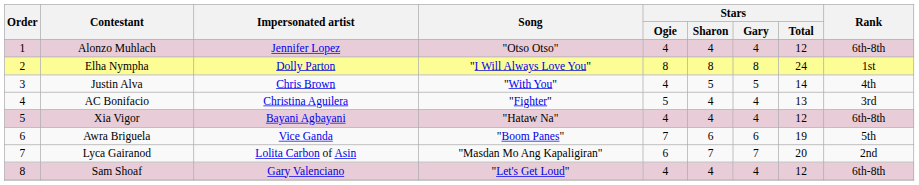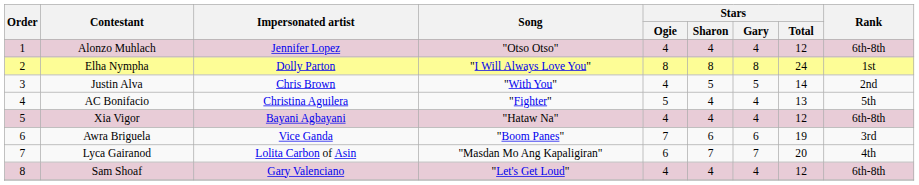(869, 83) 4th -> (869, 83) 2nd
(869, 101) 3rd -> (869, 101) 5th
(869, 136) 5th -> (869, 136) 3rd
(869, 154) 2nd -> (869, 154) 4th
